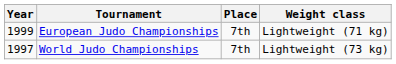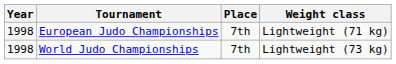(20, 31) 1999 -> (20, 31) 1998
(20, 49) 1997 -> (20, 49) 1998
